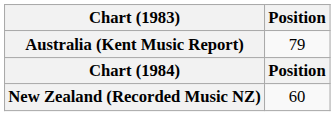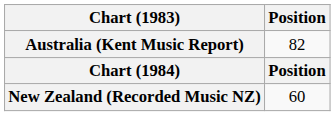(297, 44) 79 -> (297, 44) 82
